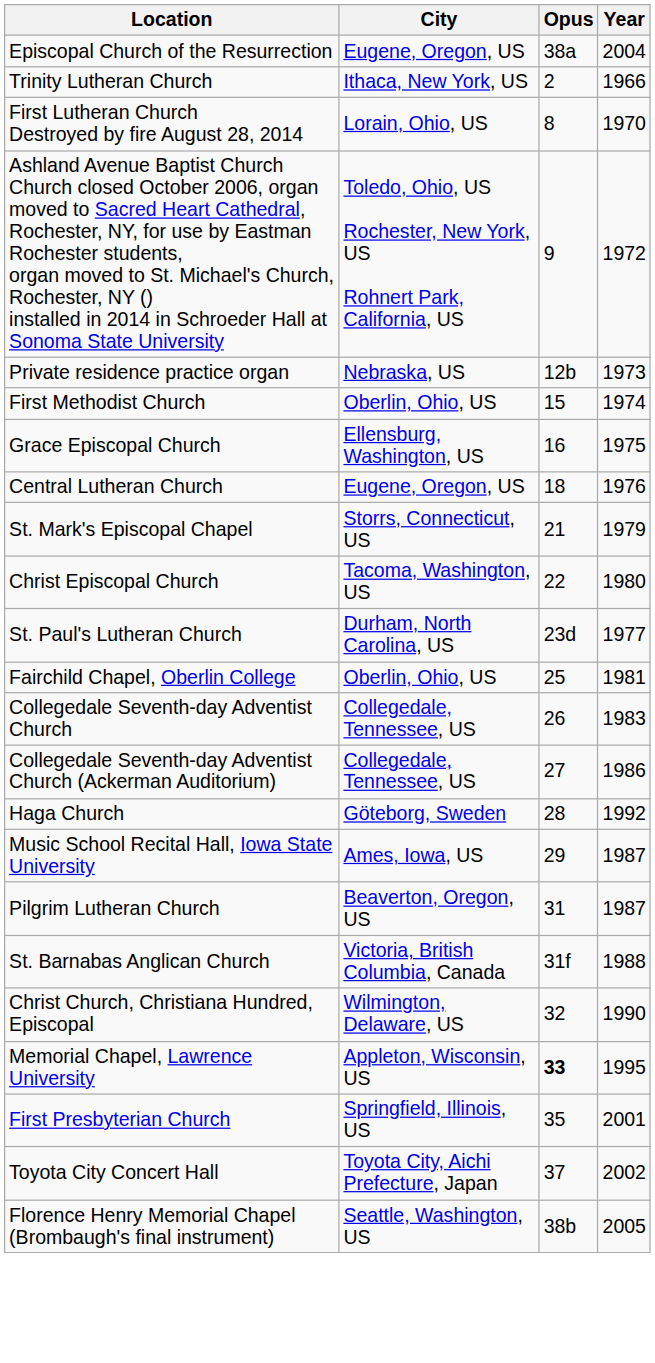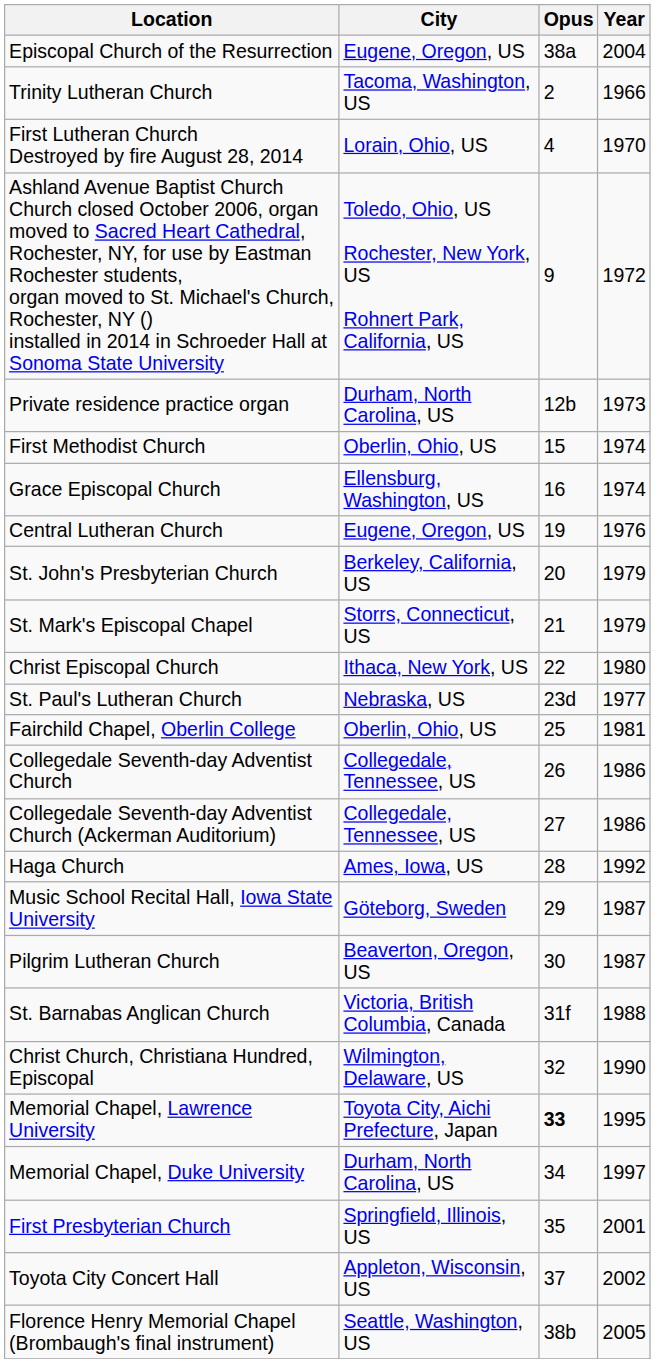(436, 81) Ithaca, New York, US -> (437, 92) Tacoma, Washington, US
(549, 123) 8 -> (549, 145) 4
(404, 372) Nebraska, US -> (407, 405) Durham, North Carolina, US
(624, 445) 1975 -> (624, 489) 1974
(554, 487) 18 -> (554, 531) 19
+ row: (143, 573)
(437, 582) Tacoma, Washington, US -> (436, 667) Ithaca, New York, US
(407, 635) Durham, North Carolina, US -> (404, 698) Nebraska, US
(624, 718) 1983 -> (624, 771) 1986
(425, 813) Göteborg, Sweden -> (413, 866) Ames, Iowa, US
(413, 855) Ames, Iowa, US -> (425, 908) Göteborg, Sweden
(554, 908) 31 -> (554, 961) 30
(435, 1067) Appleton, Wisconsin, US -> (420, 1120) Toyota City, Aichi Prefecture, Japan
+ row: (157, 1173)
(420, 1173) Toyota City, Aichi Prefecture, Japan -> (435, 1279) Appleton, Wisconsin, US
